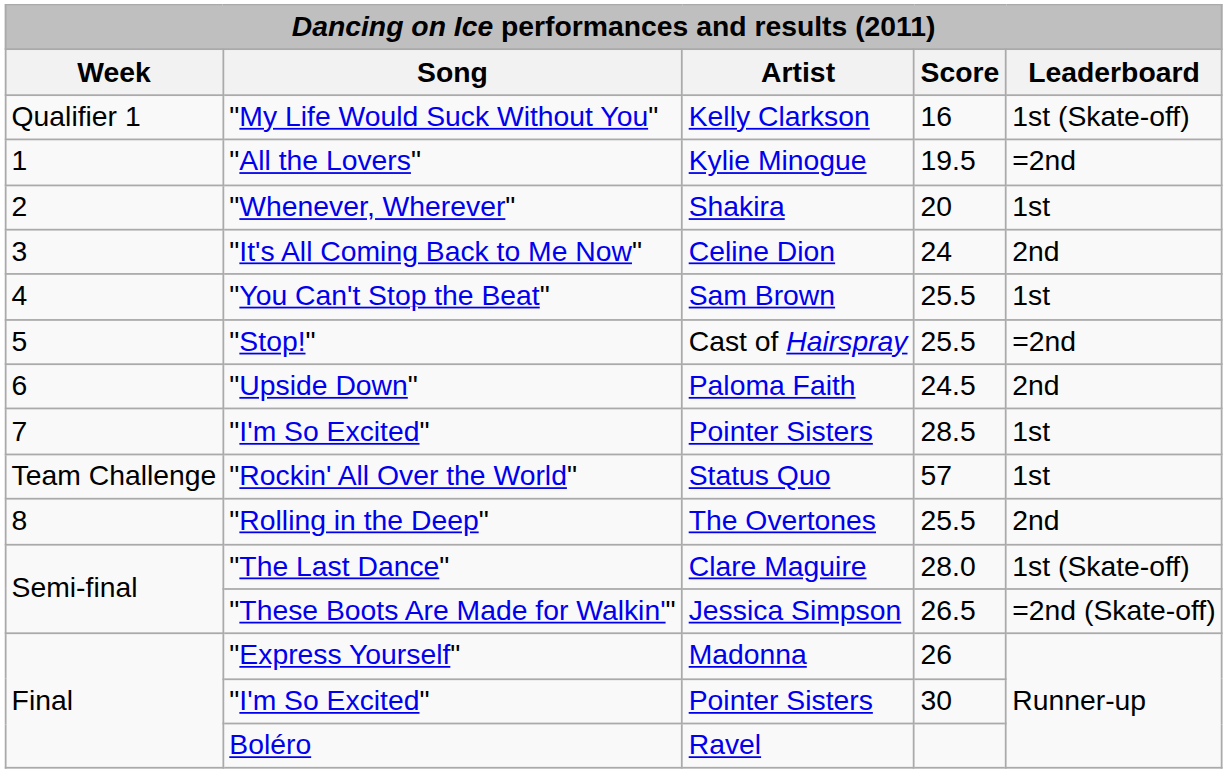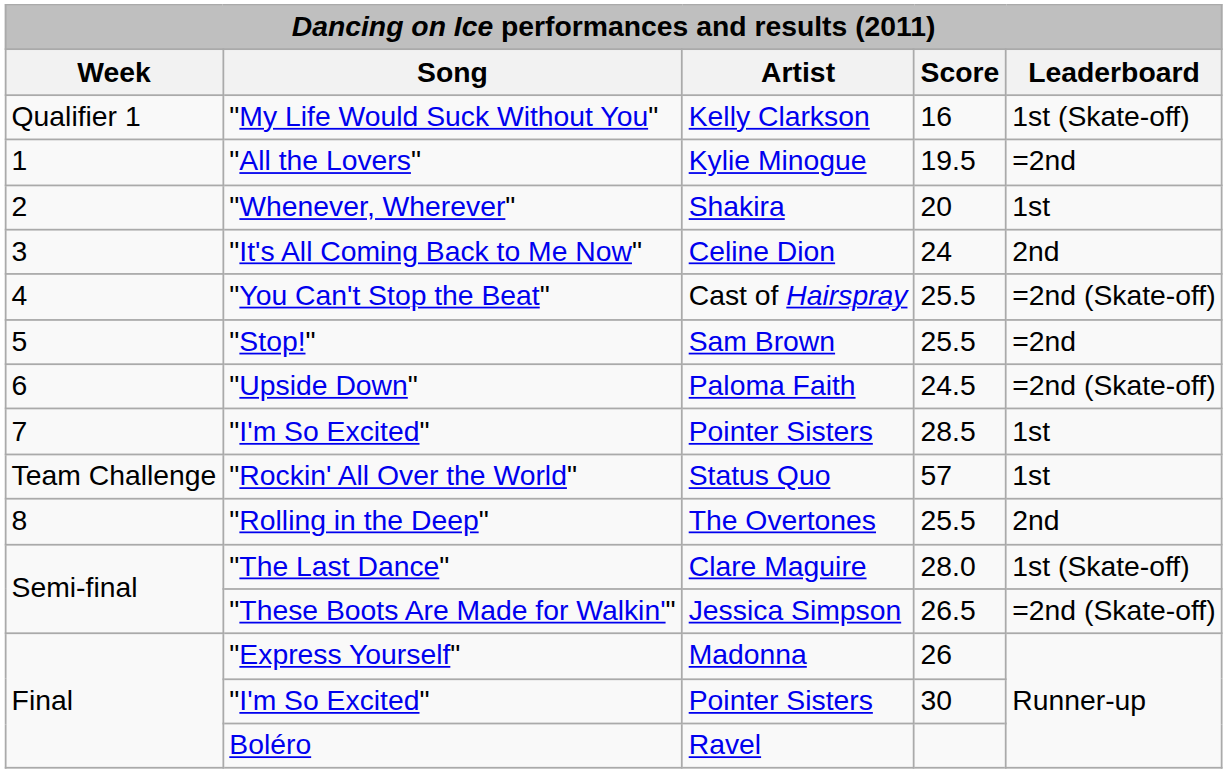(762, 296) Sam Brown -> (798, 296) Cast of Hairspray
(1031, 296) 1st -> (1114, 296) =2nd (Skate-off)
(798, 341) Cast of Hairspray -> (762, 341) Sam Brown
(1036, 386) 2nd -> (1114, 386) =2nd (Skate-off)
